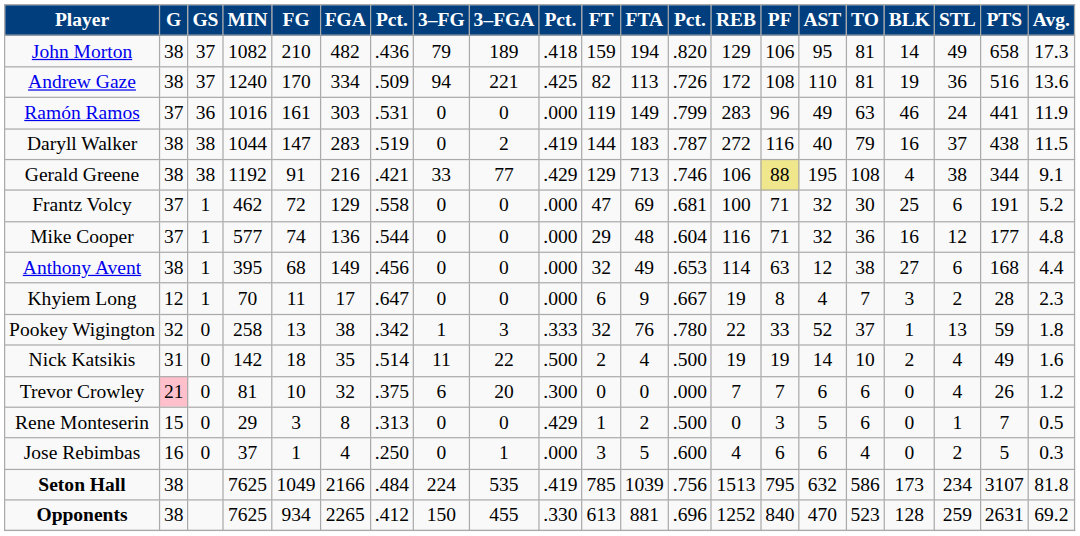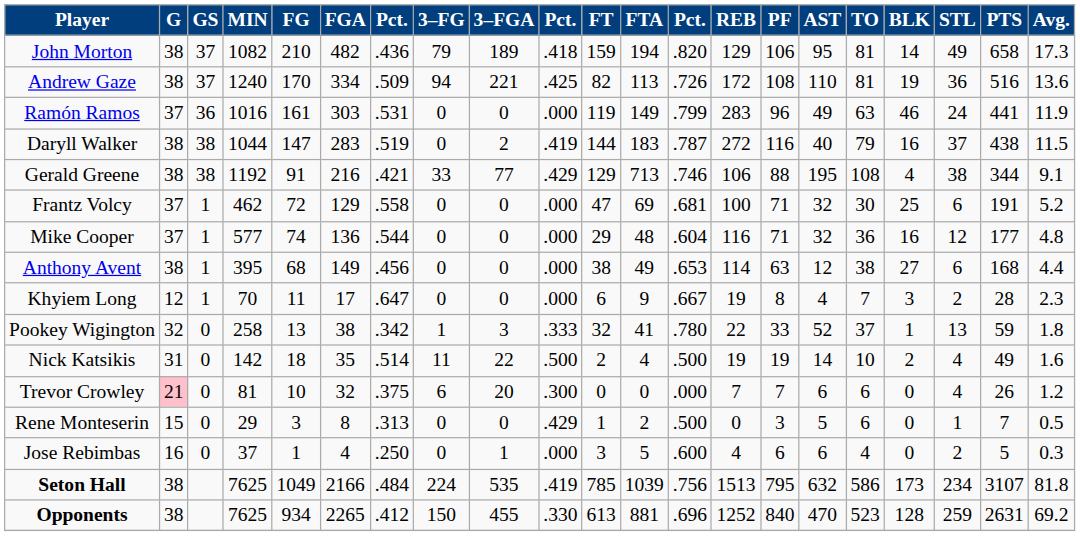(780, 174) khaki background -> (780, 174) no background
(601, 267) 32 -> (601, 267) 38
(644, 329) 76 -> (644, 329) 41
